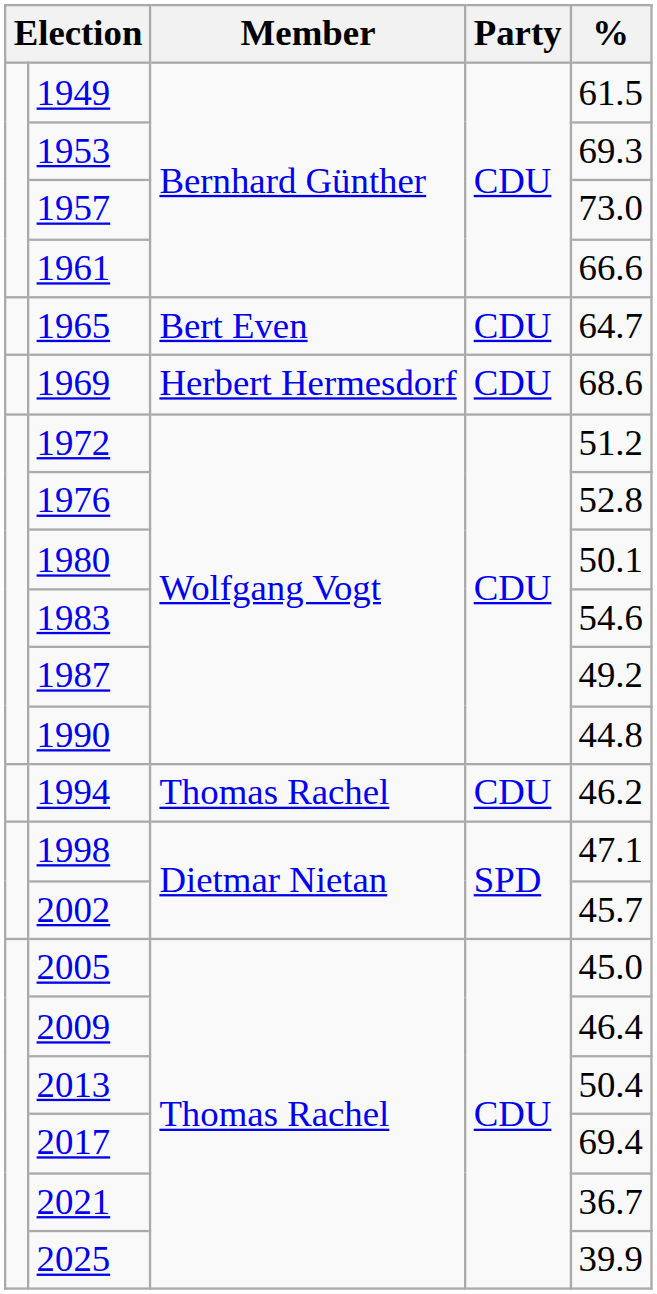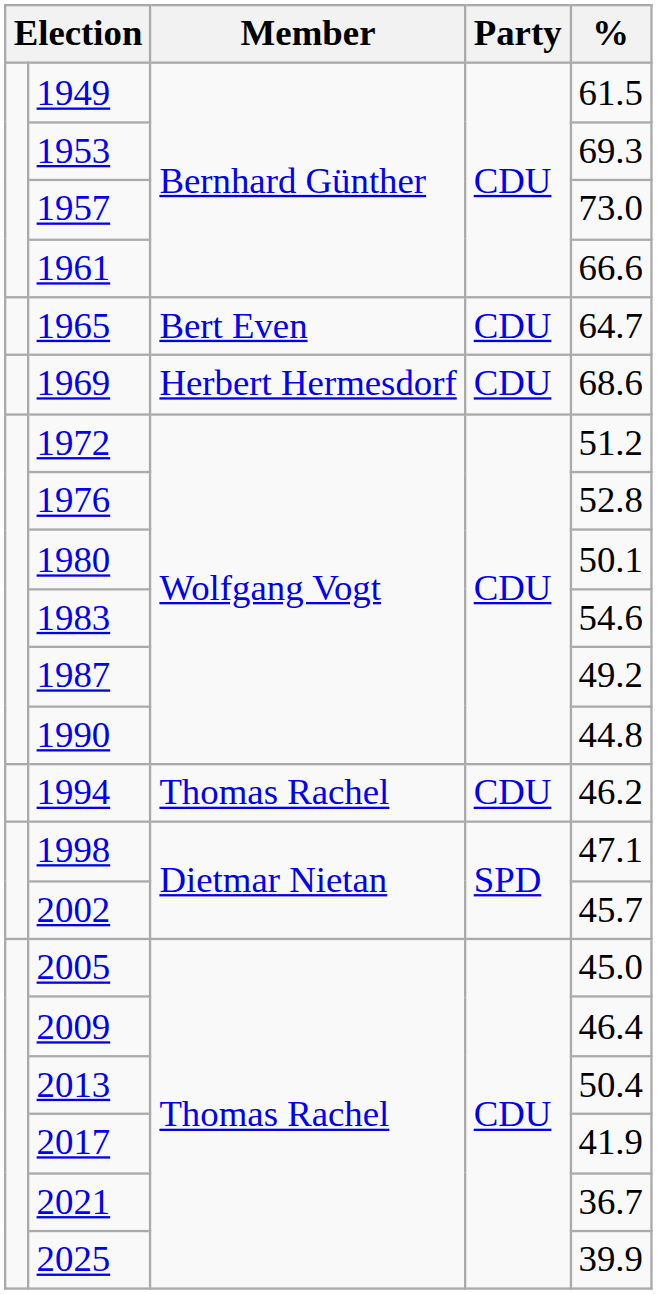(611, 1142) 69.4 -> (611, 1142) 41.9
